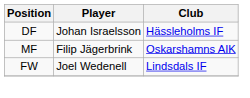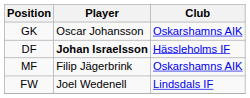+ row: (29, 31)
(99, 31) normal -> (102, 49) bold
